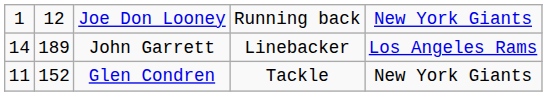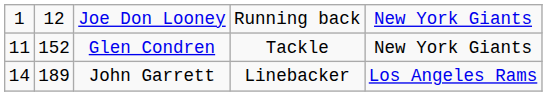rows swapped: (152, 76) <-> (152, 48)
